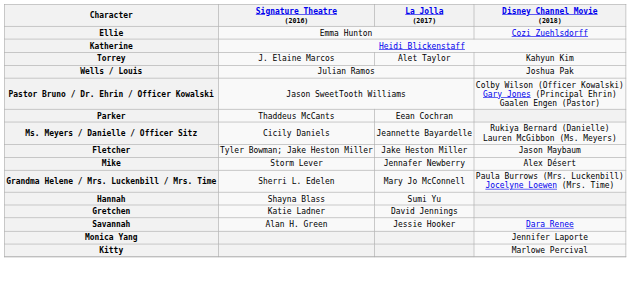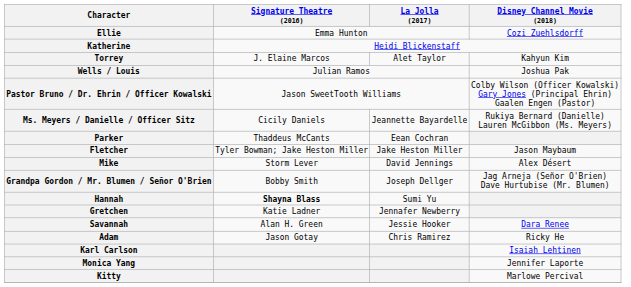rows swapped: (111, 116) <-> (111, 133)
(424, 164) Jennafer Newberry -> (420, 164) David Jennings
+ row: (109, 181)
- row: (111, 181)
(296, 199) normal -> (292, 199) bold
(424, 212) David Jennings -> (420, 212) Jennafer Newberry
+ row: (109, 237)
+ row: (109, 250)
